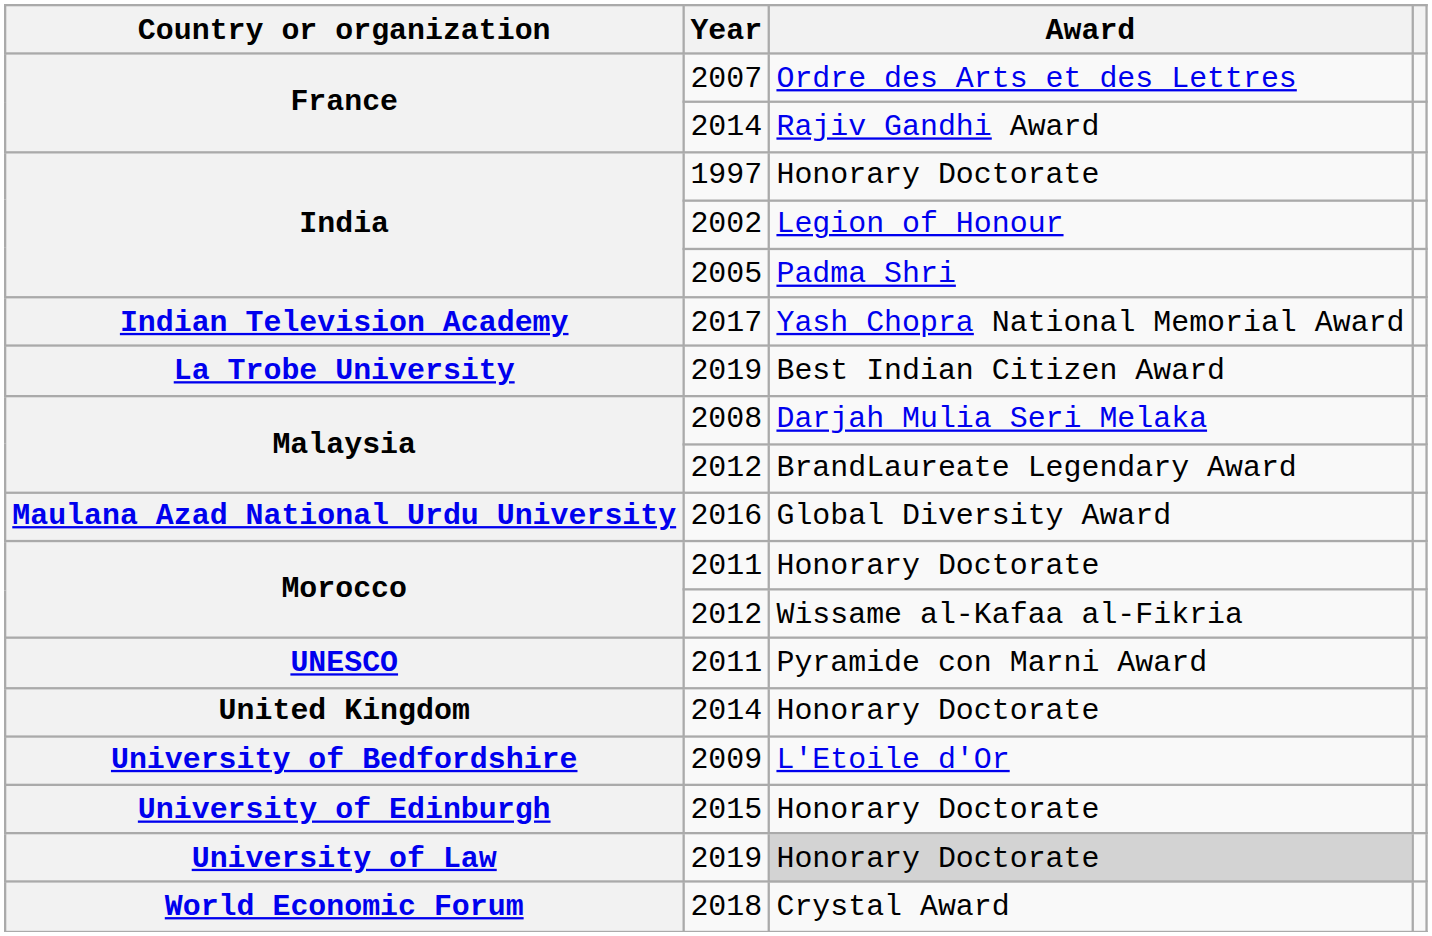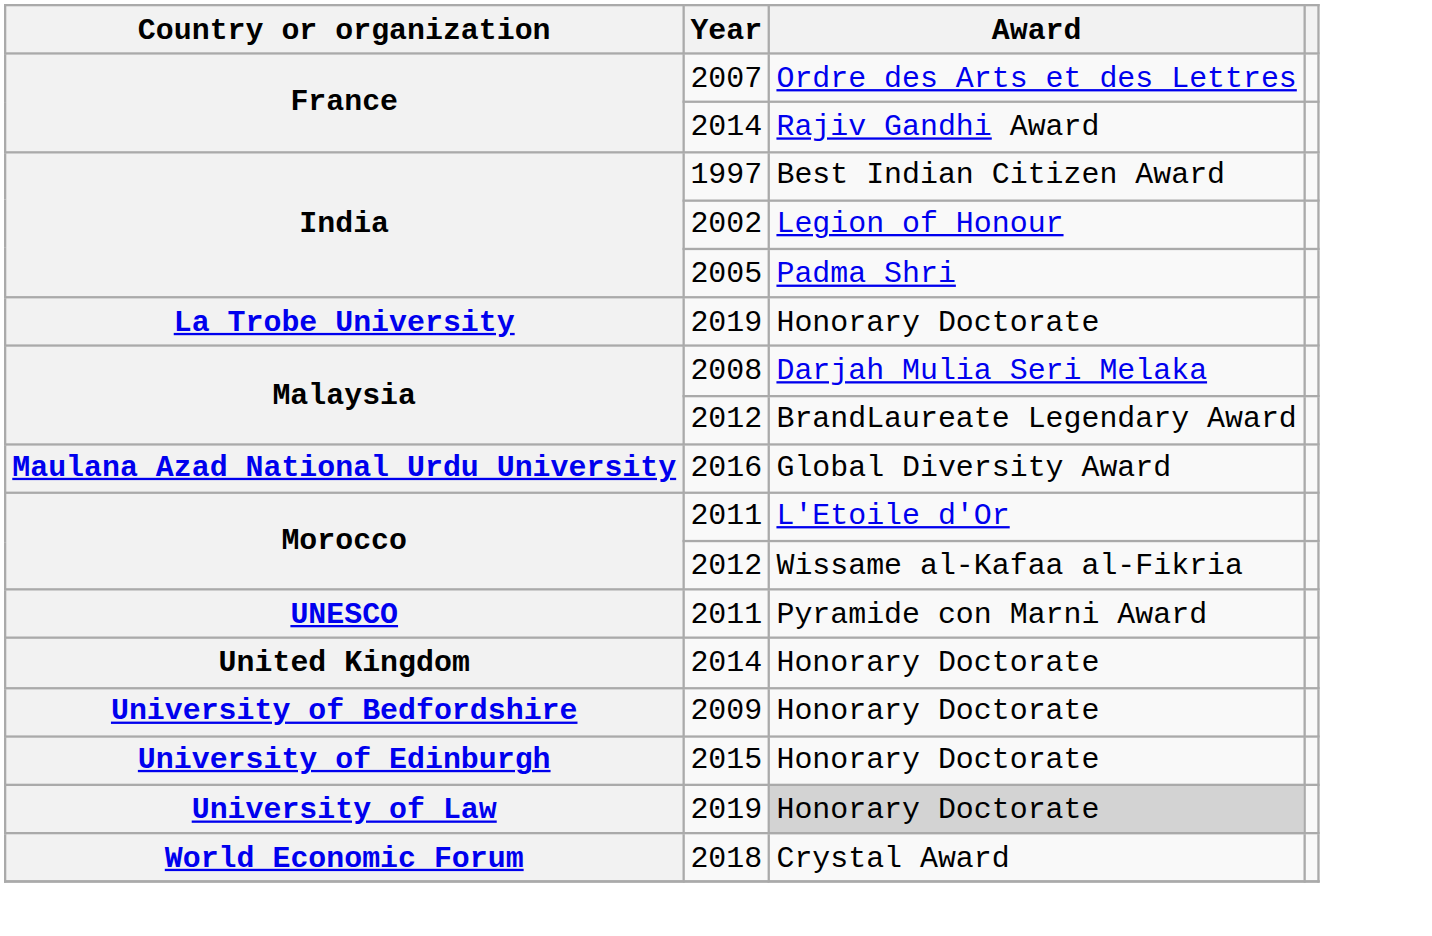(938, 176) Honorary Doctorate -> (1001, 176) Best Indian Citizen Award
- row: (344, 322)
(1001, 371) Best Indian Citizen Award -> (938, 322) Honorary Doctorate
(938, 566) Honorary Doctorate -> (893, 517) L'Etoile d'Or
(893, 760) L'Etoile d'Or -> (938, 712) Honorary Doctorate
